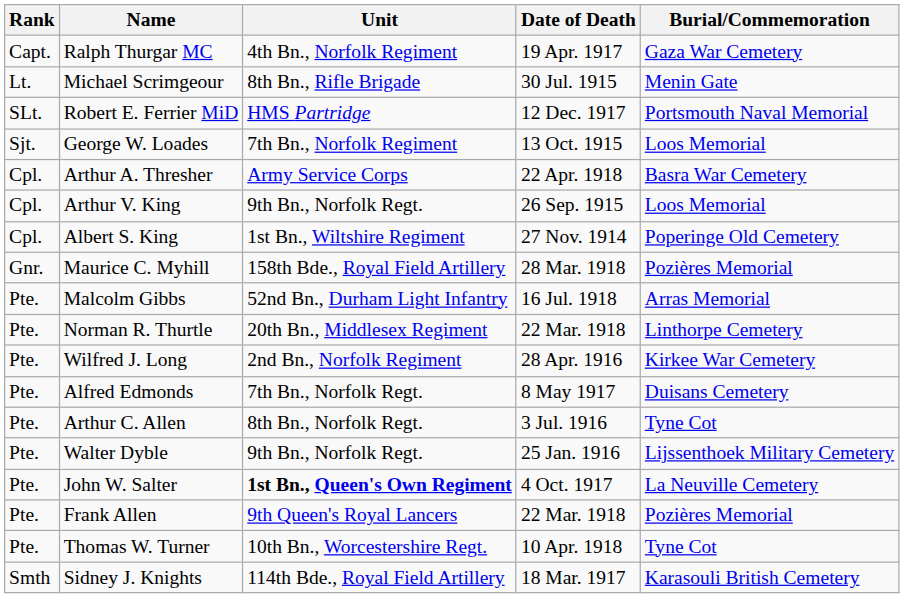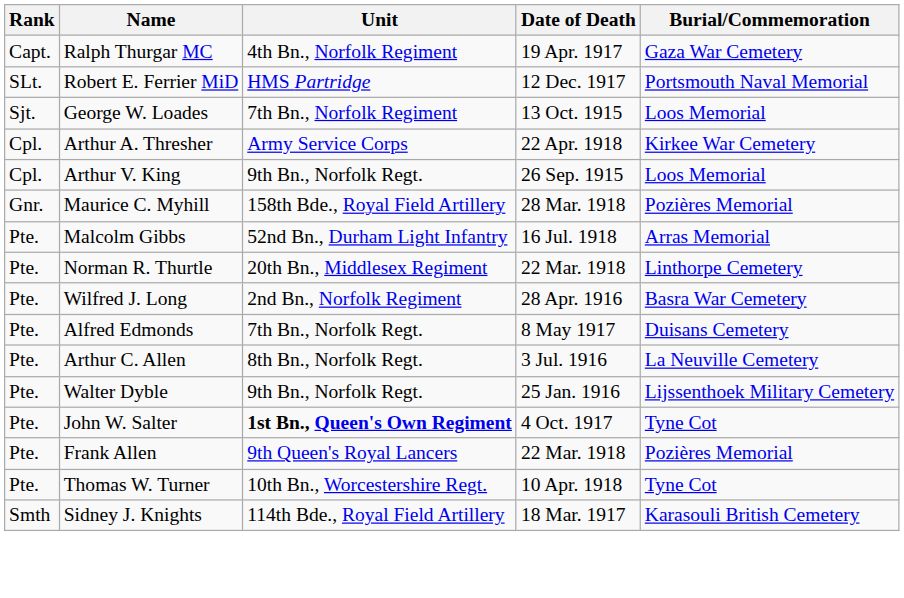- row: (144, 81)
(726, 174) Basra War Cemetery -> (730, 143) Kirkee War Cemetery
- row: (121, 236)
(730, 360) Kirkee War Cemetery -> (726, 298) Basra War Cemetery
(681, 422) Tyne Cot -> (732, 360) La Neuville Cemetery
(732, 484) La Neuville Cemetery -> (681, 422) Tyne Cot
